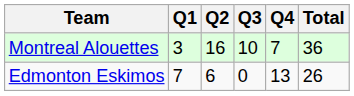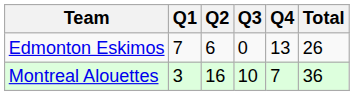rows swapped: (87, 76) <-> (84, 47)
